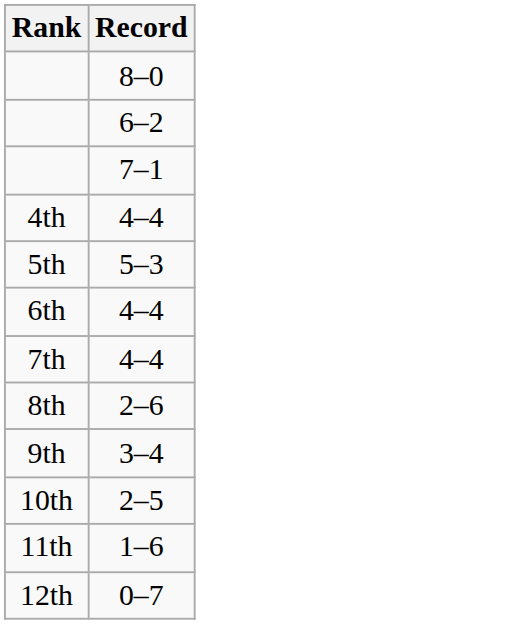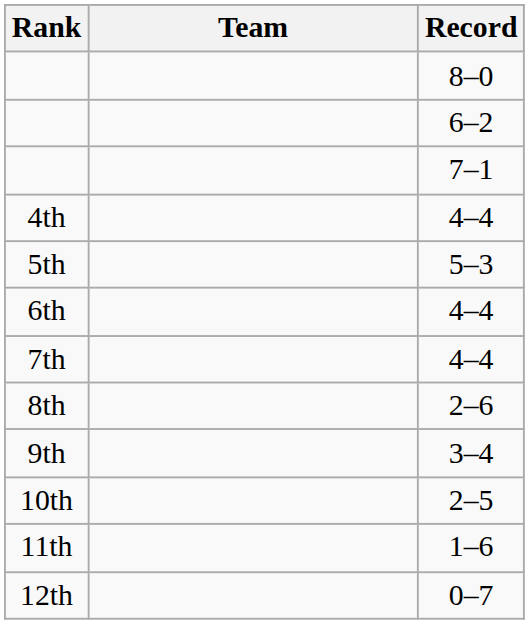+ column: (253, 28)
